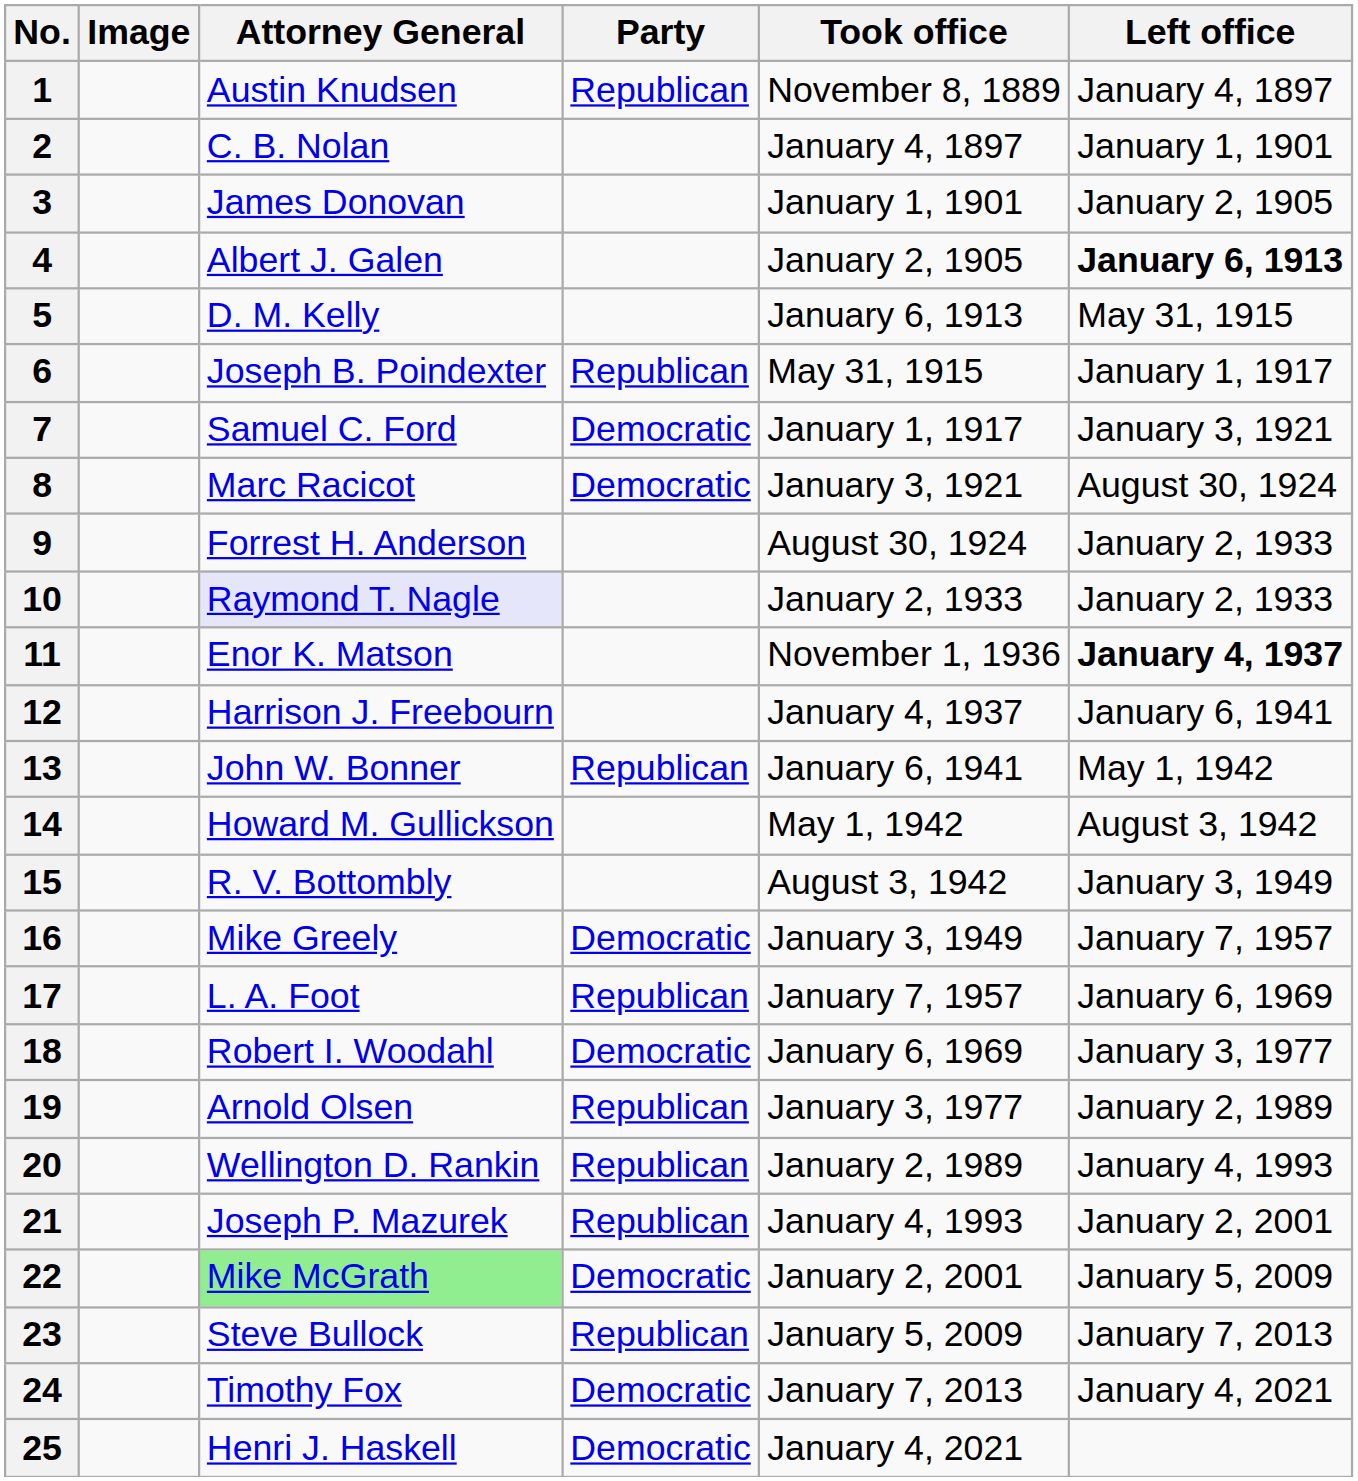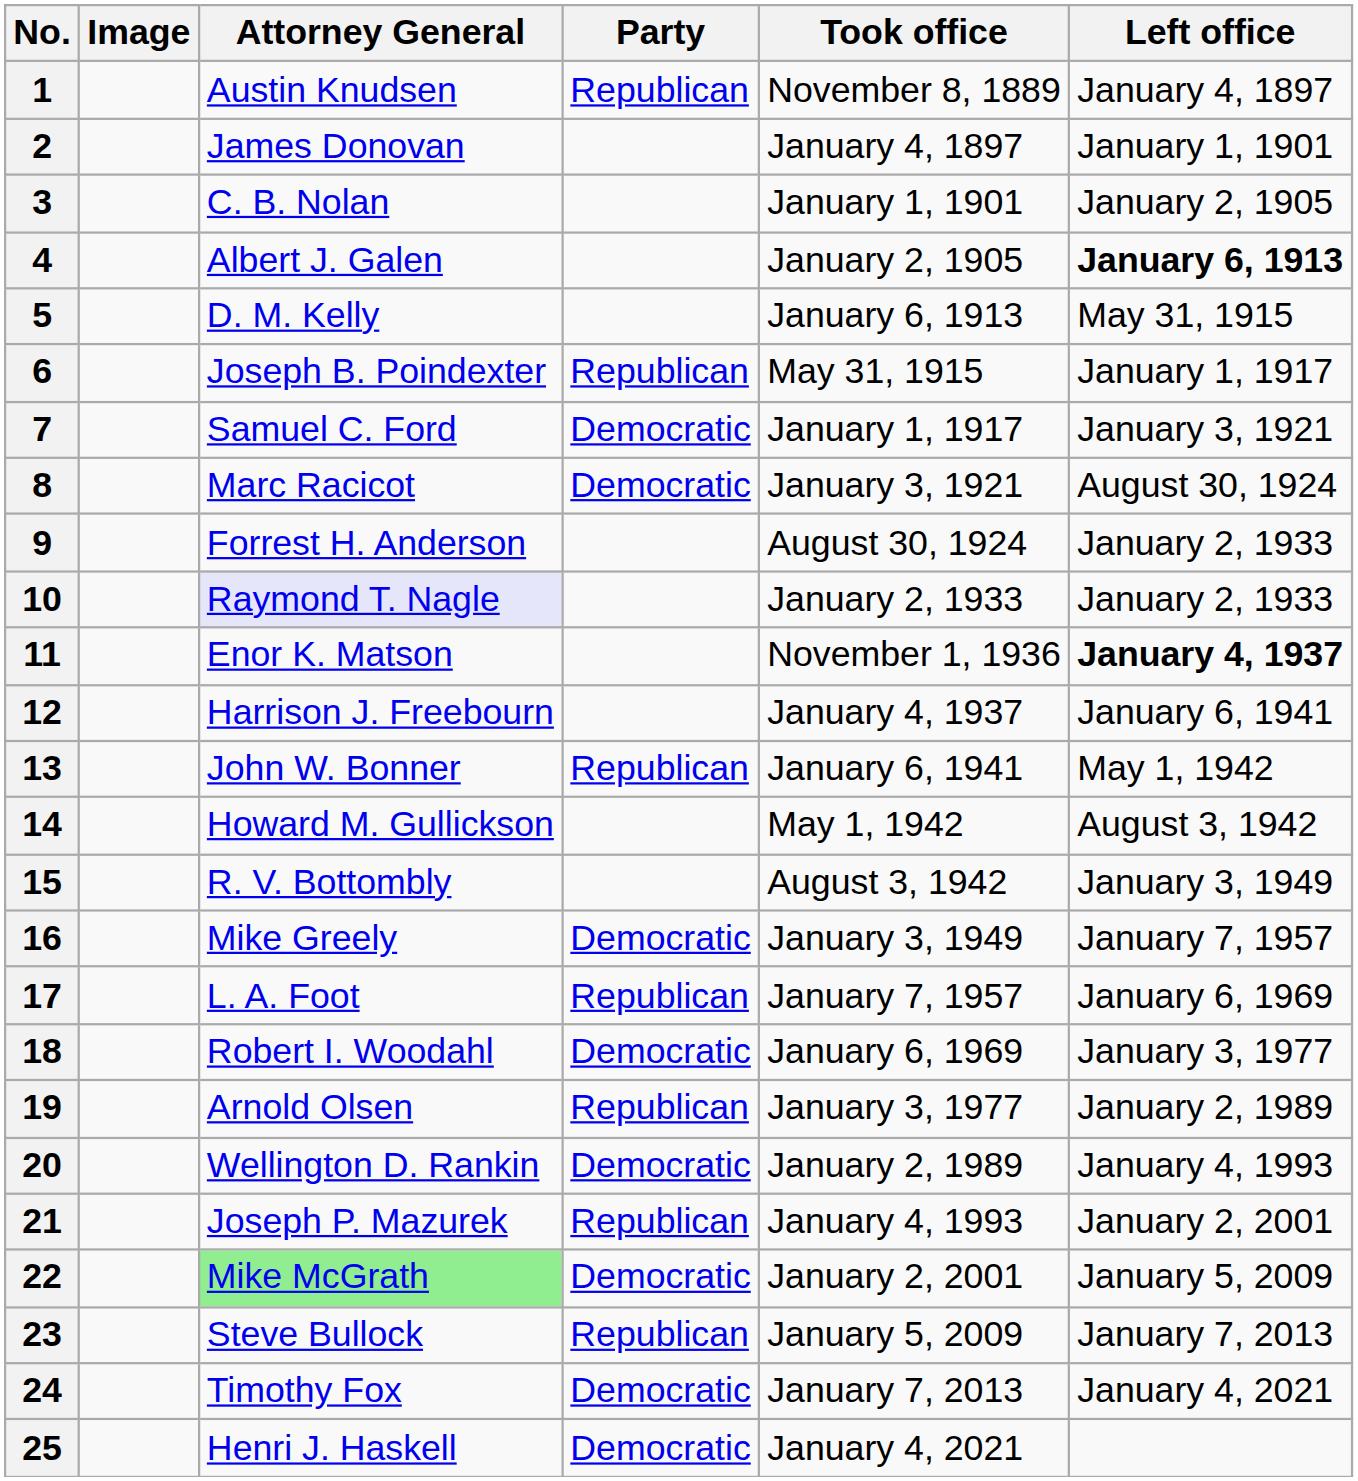(298, 145) C. B. Nolan -> (336, 145) James Donovan
(336, 202) James Donovan -> (298, 202) C. B. Nolan
(660, 1164) Republican -> (661, 1164) Democratic
